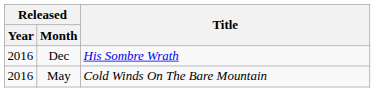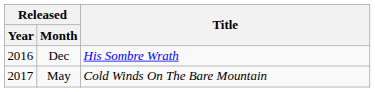(20, 76) 2016 -> (20, 76) 2017
